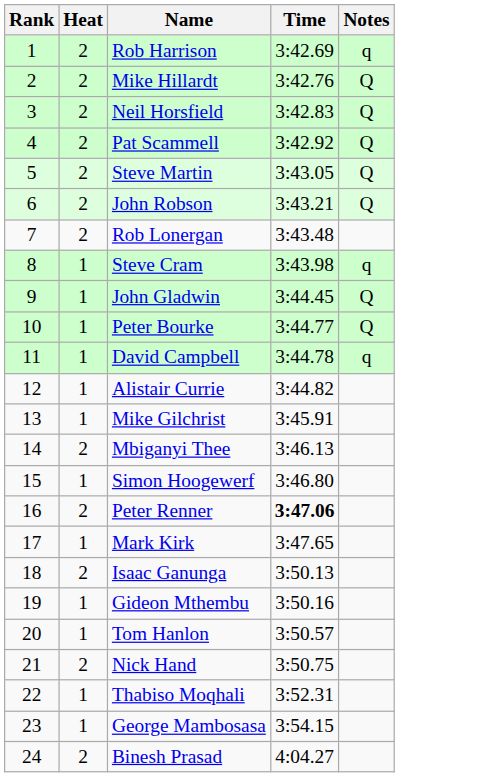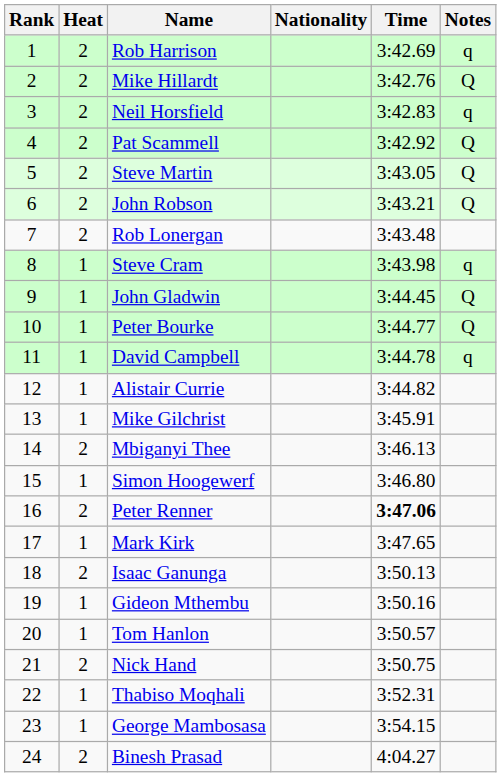+ column: (321, 19)
(367, 111) Q -> (468, 111) q
